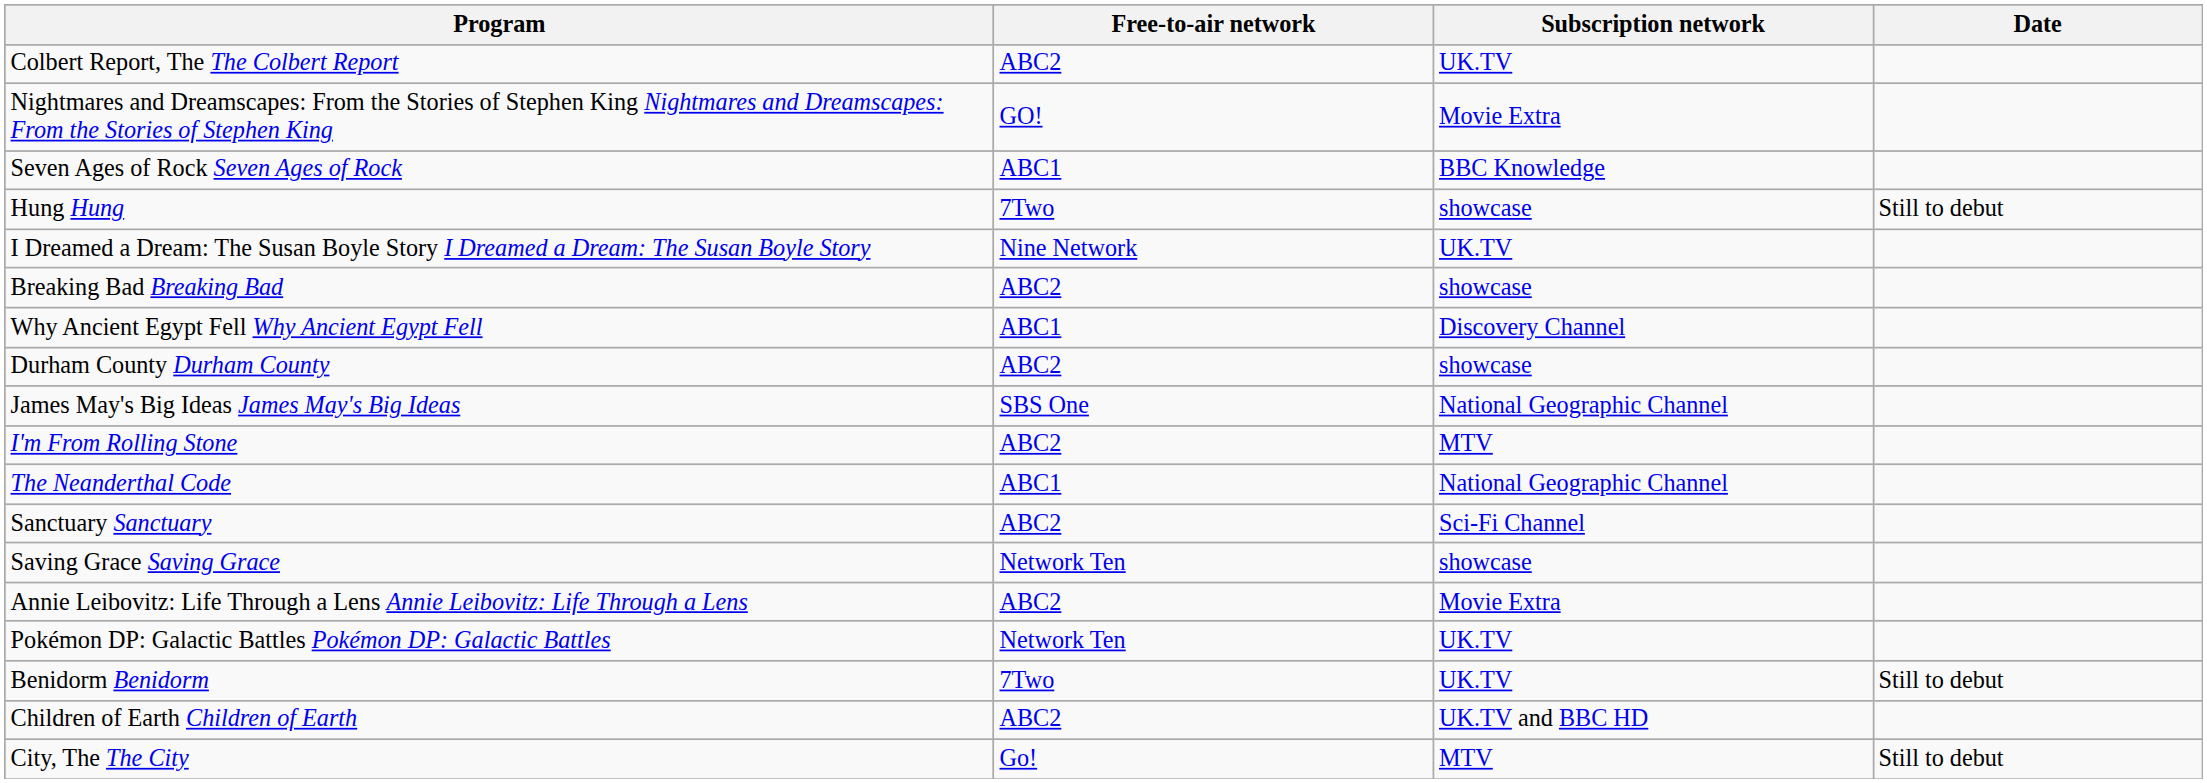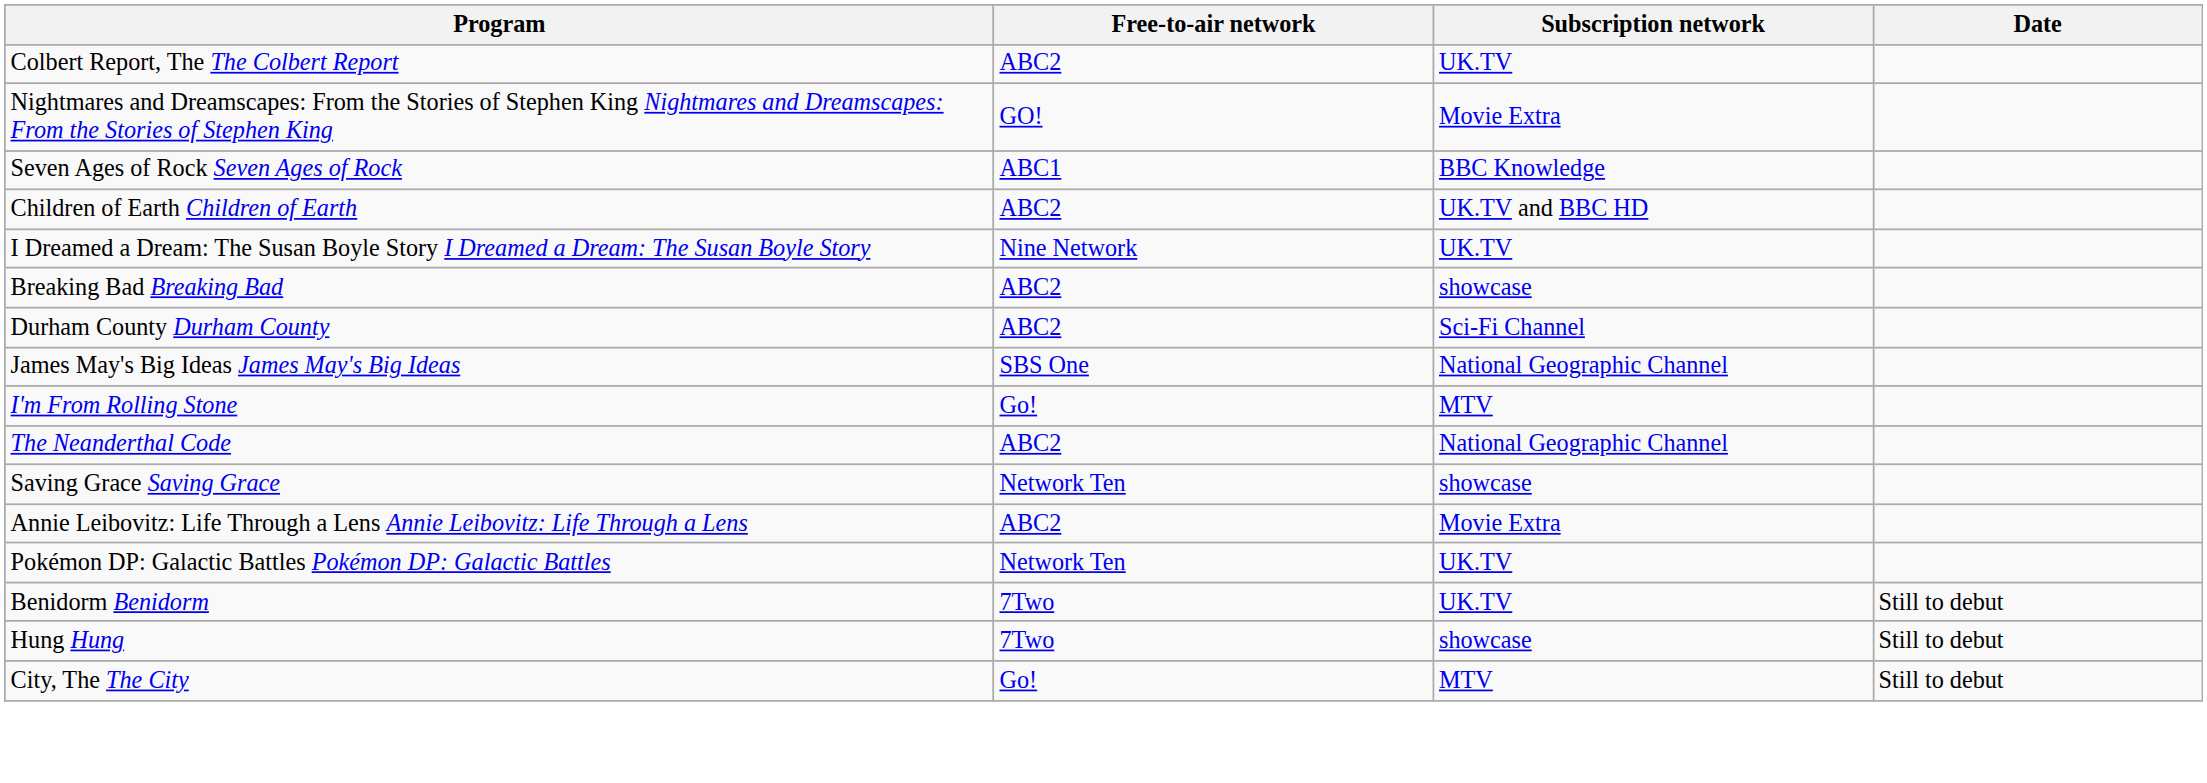rows swapped: (184, 719) <-> (67, 208)
- row: (247, 326)
(1485, 365) showcase -> (1512, 326) Sci-Fi Channel
(1030, 444) ABC2 -> (1018, 405) Go!
(1030, 483) ABC1 -> (1030, 444) ABC2
- row: (111, 522)
